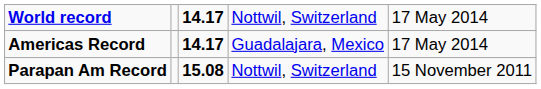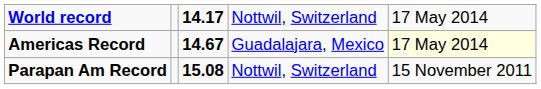(203, 44) 14.17 -> (203, 44) 14.67
(440, 44) no background -> (440, 44) lightyellow background
